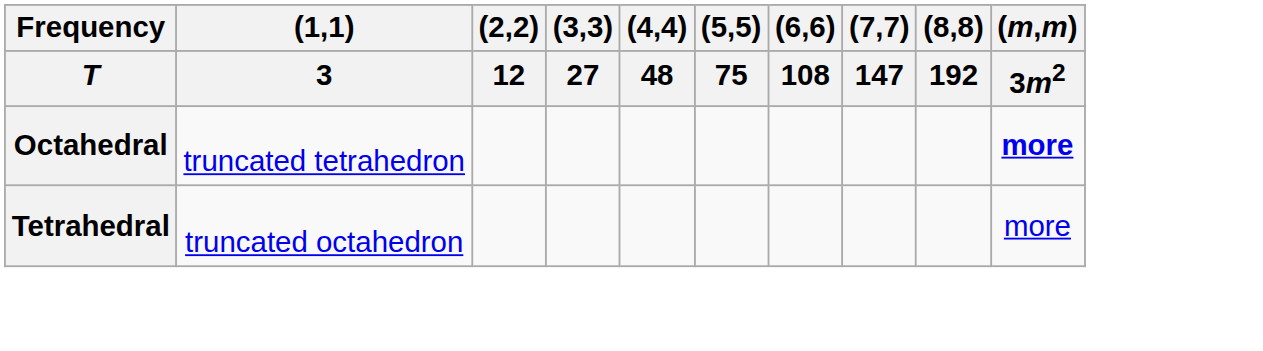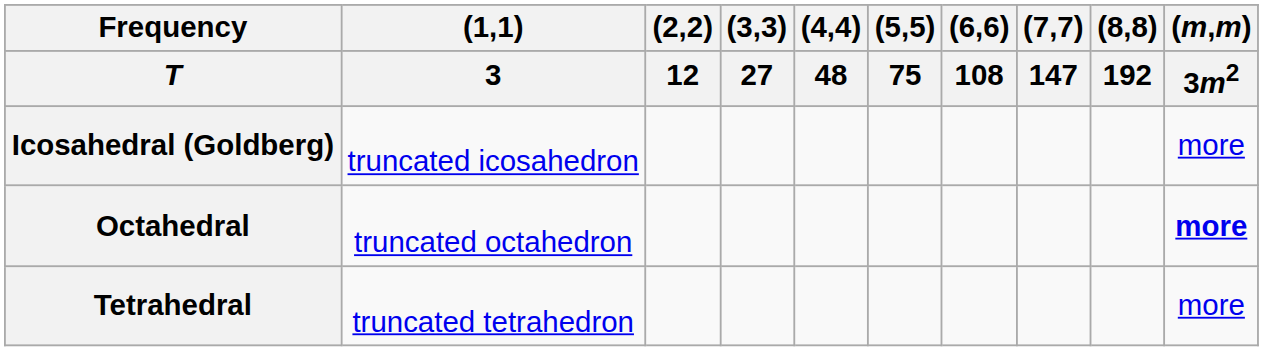+ row: (173, 145)
(324, 162) truncated tetrahedron -> (493, 242) truncated octahedron
(324, 242) truncated octahedron -> (493, 321) truncated tetrahedron
